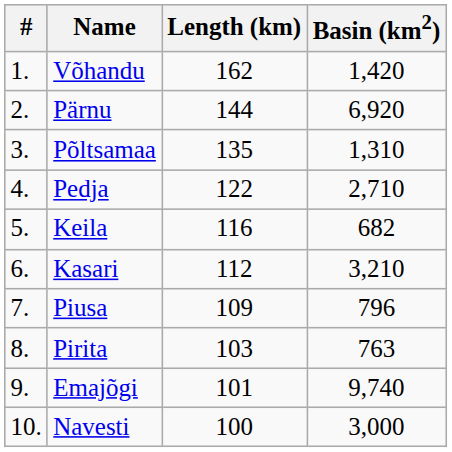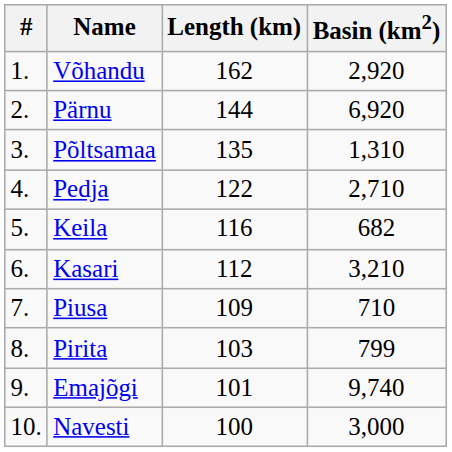(376, 70) 1,420 -> (376, 70) 2,920
(376, 308) 796 -> (376, 308) 710
(376, 347) 763 -> (376, 347) 799
